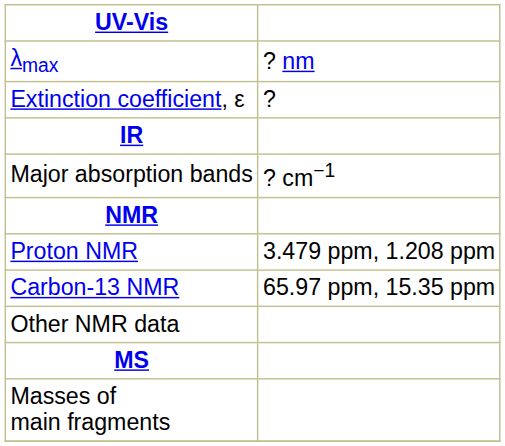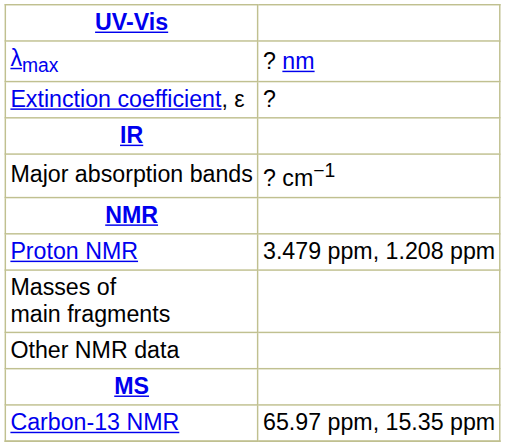rows swapped: (95, 287) <-> (90, 409)
